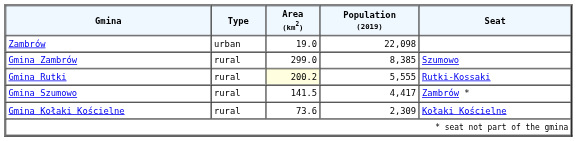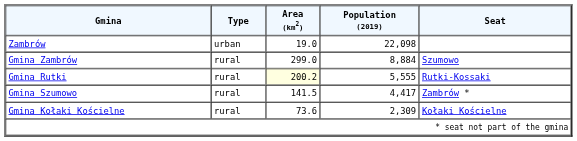(403, 61) 8,385 -> (403, 61) 8,884
